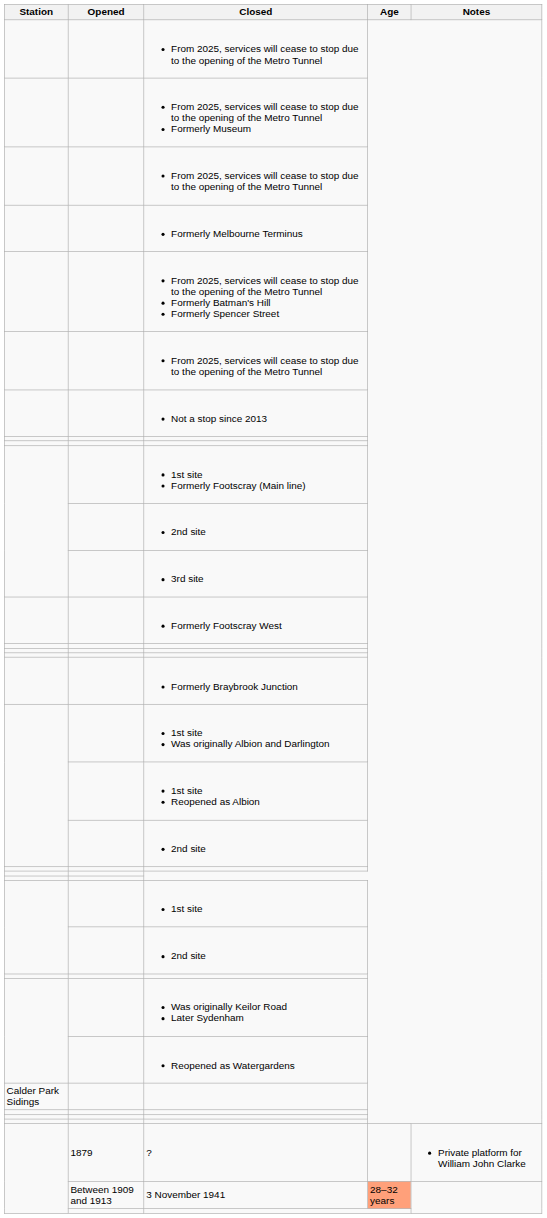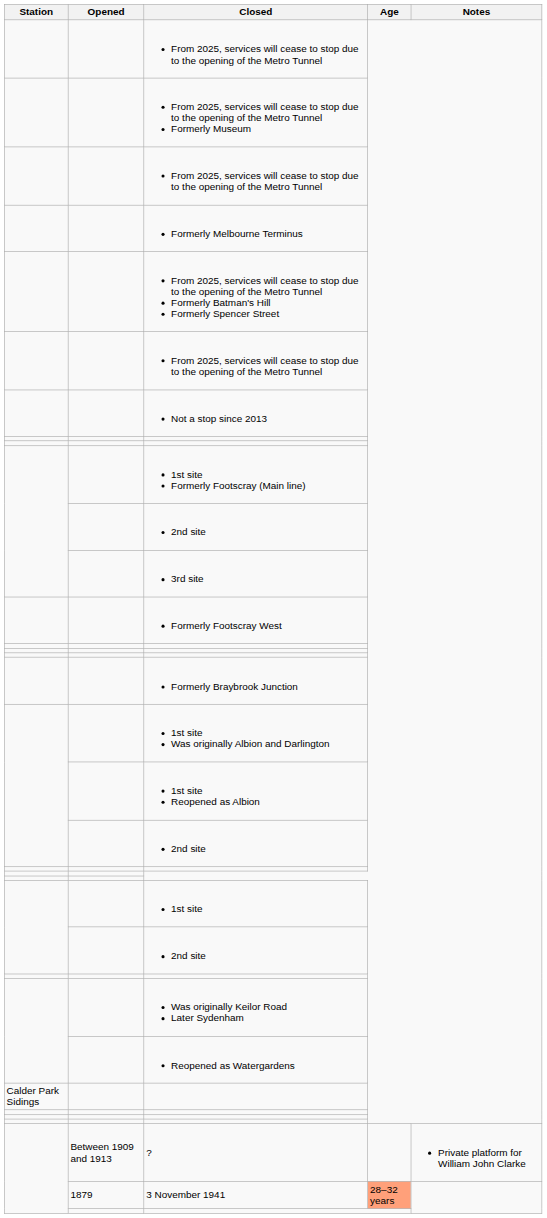(81, 1152) 1879 -> (102, 1152) Between 1909 and 1913
(102, 1195) Between 1909 and 1913 -> (81, 1195) 1879
